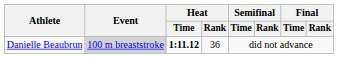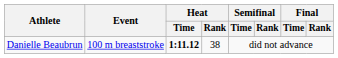(126, 45) lightgrey background -> (126, 45) no background
(215, 45) 36 -> (215, 45) 38
